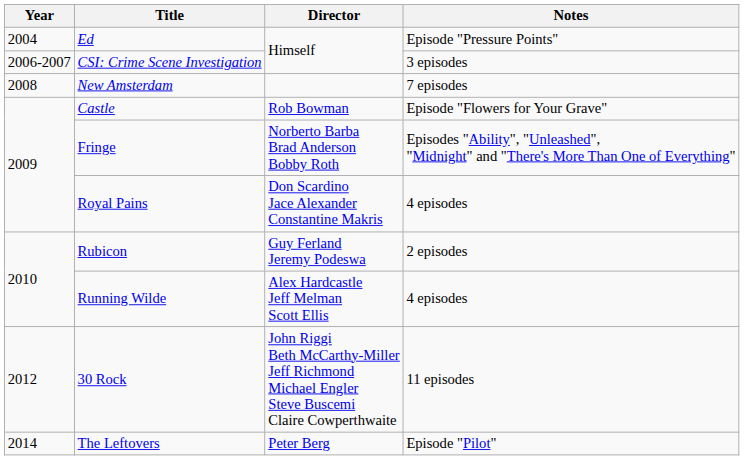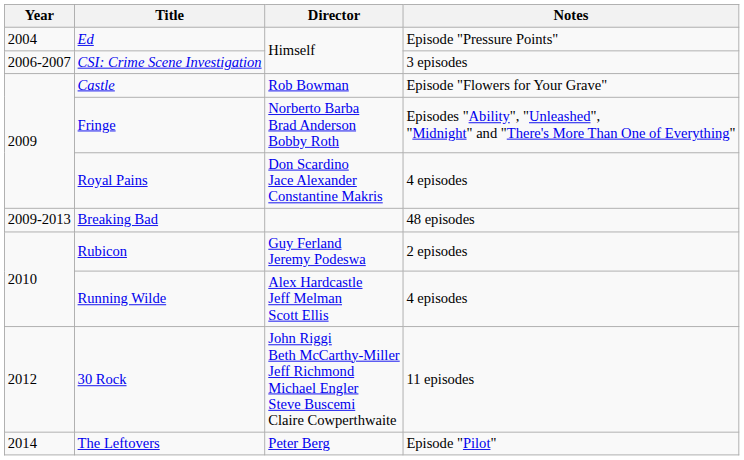- row: (125, 85)
+ row: (118, 220)
